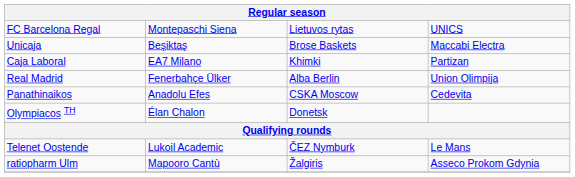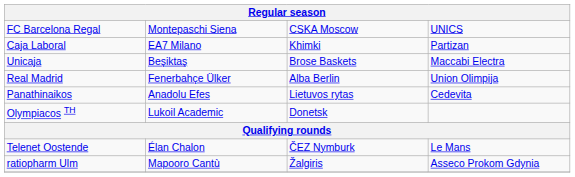(321, 29) Lietuvos rytas -> (324, 29) CSKA Moscow
rows swapped: (36, 62) <-> (24, 45)
(324, 95) CSKA Moscow -> (321, 95) Lietuvos rytas
(176, 113) Élan Chalon -> (186, 113) Lukoil Academic
(186, 147) Lukoil Academic -> (176, 147) Élan Chalon
